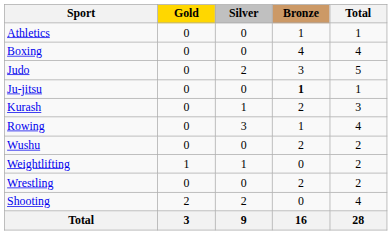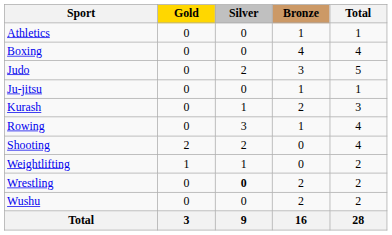(301, 88) bold -> (301, 88) normal
rows swapped: (28, 201) <-> (24, 145)
(244, 182) normal -> (244, 182) bold
